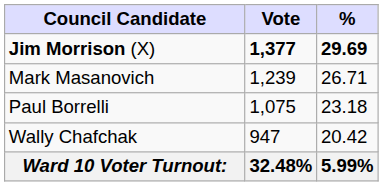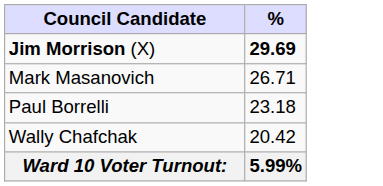- column: (281, 19)
